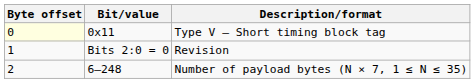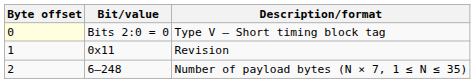(101, 32) 0x11 -> (128, 32) Bits 2:0 = 0
(128, 51) Bits 2:0 = 0 -> (101, 51) 0x11
